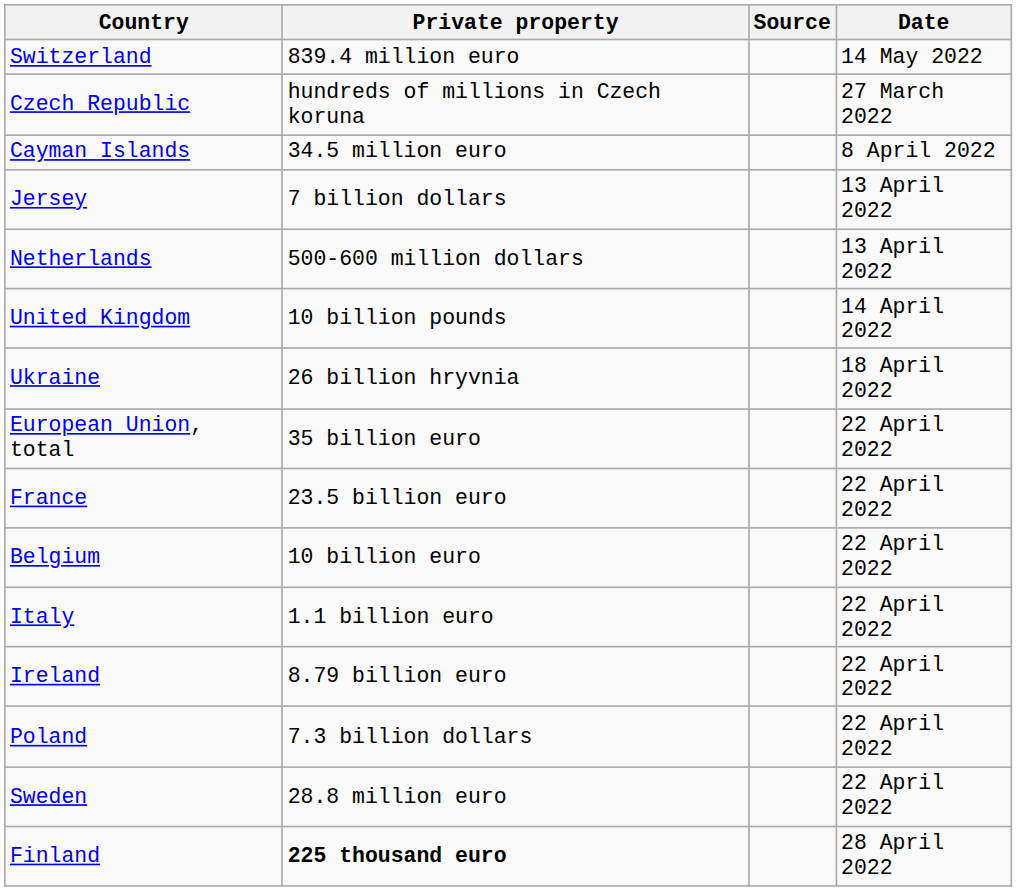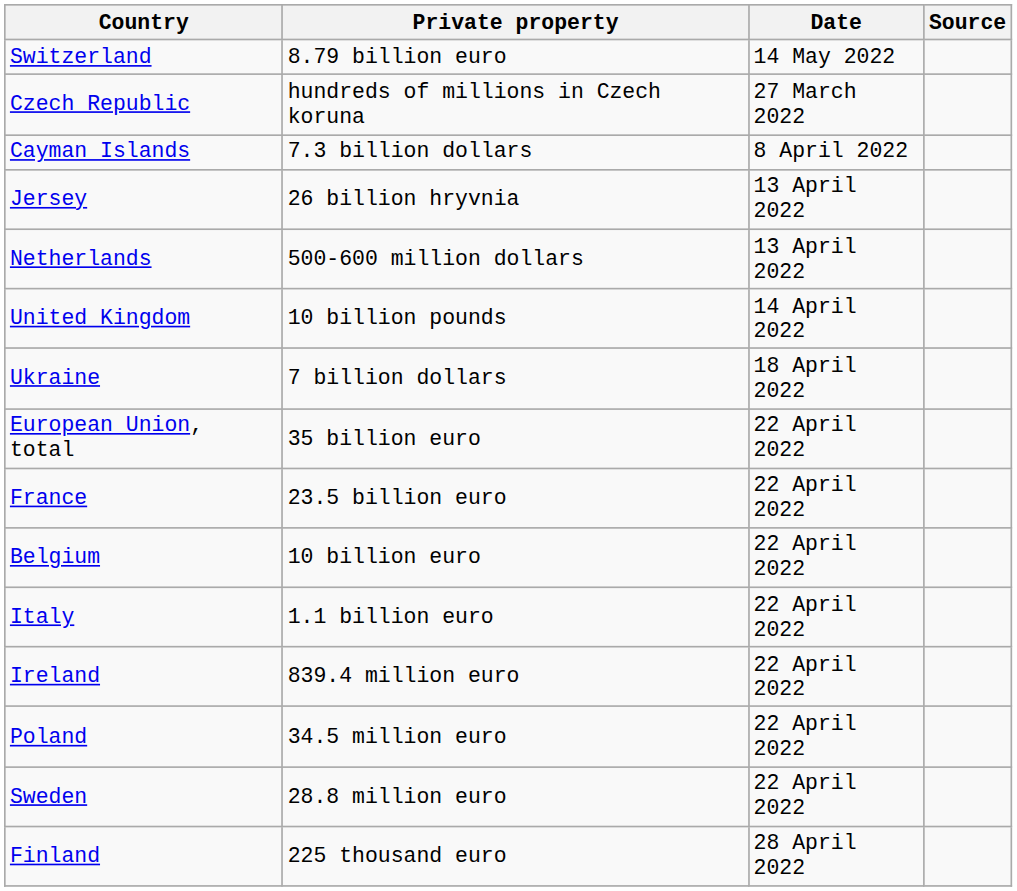columns swapped: (924, 22) <-> (792, 22)
(404, 57) 839.4 million euro -> (397, 57) 8.79 billion euro
(397, 152) 34.5 million euro -> (410, 152) 7.3 billion dollars
(397, 199) 7 billion dollars -> (404, 199) 26 billion hryvnia
(404, 378) 26 billion hryvnia -> (397, 378) 7 billion dollars
(397, 677) 8.79 billion euro -> (404, 677) 839.4 million euro
(410, 737) 7.3 billion dollars -> (397, 737) 34.5 million euro
(397, 856) bold -> (397, 856) normal
